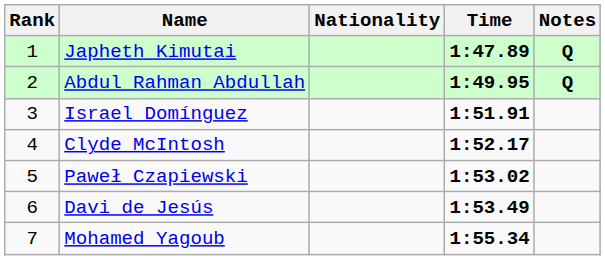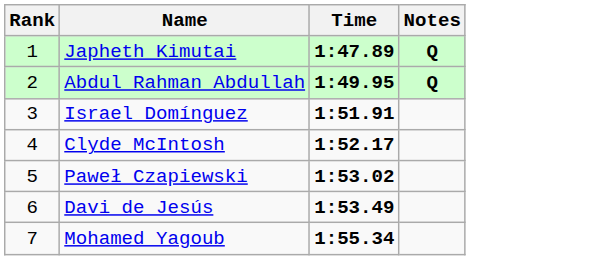- column: (377, 20)
